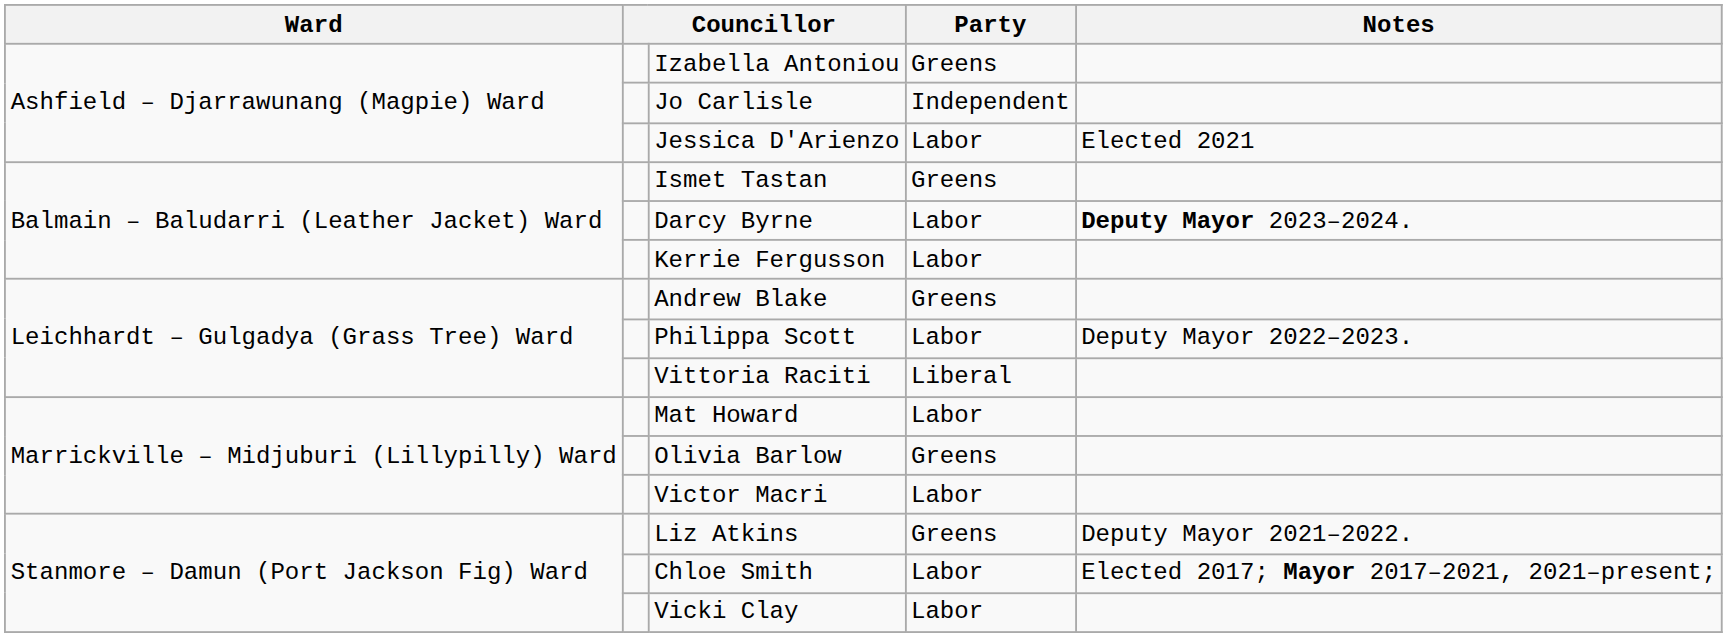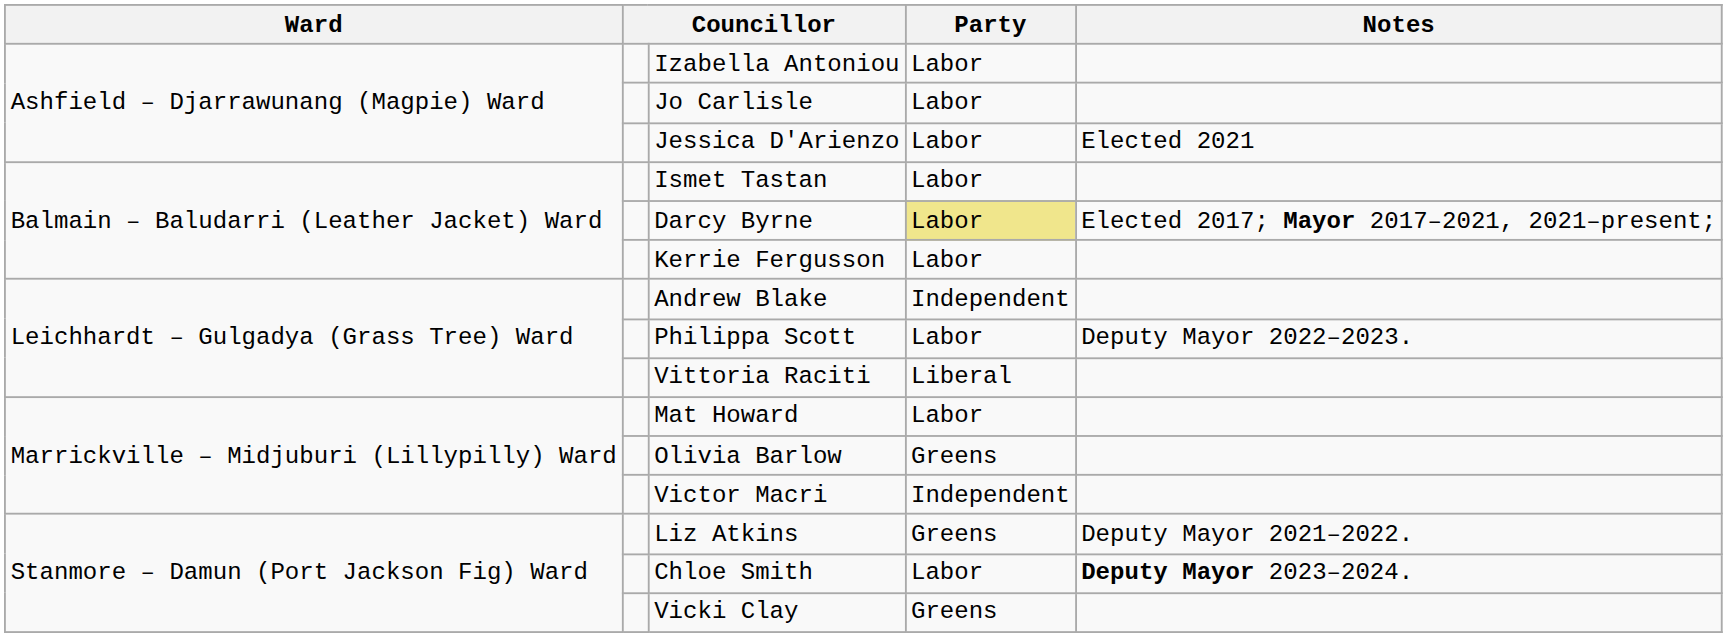(954, 64) Greens -> (947, 64) Labor
(990, 103) Independent -> (947, 103) Labor
(954, 181) Greens -> (947, 181) Labor
(947, 221) no background -> (947, 221) khaki background
(1247, 221) Deputy Mayor 2023–2024. -> (1399, 221) Elected 2017; Mayor 2017–2021, 2021–present;
(954, 299) Greens -> (990, 299) Independent
(947, 495) Labor -> (990, 495) Independent
(1399, 573) Elected 2017; Mayor 2017–2021, 2021–present; -> (1247, 573) Deputy Mayor 2023–2024.
(947, 612) Labor -> (954, 612) Greens
